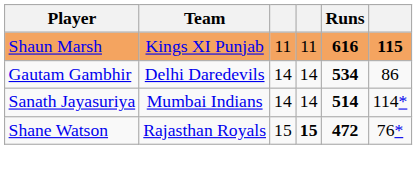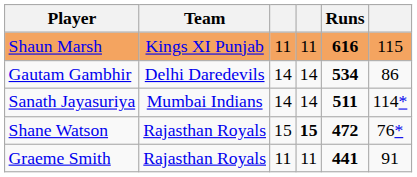(390, 46) bold -> (390, 46) normal
(345, 102) 514 -> (345, 102) 511
+ row: (60, 158)
